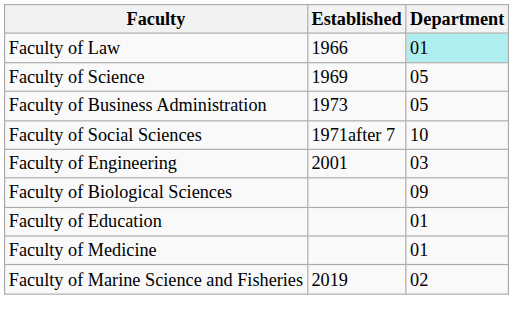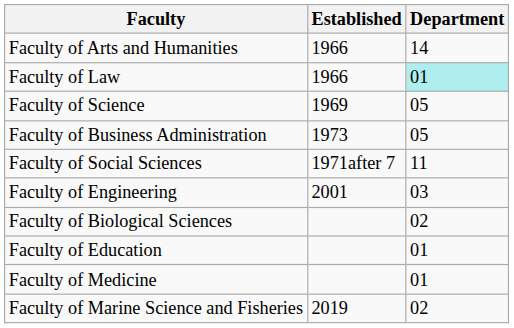+ row: (123, 47)
(419, 134) 10 -> (419, 163) 11
(419, 192) 09 -> (419, 221) 02
